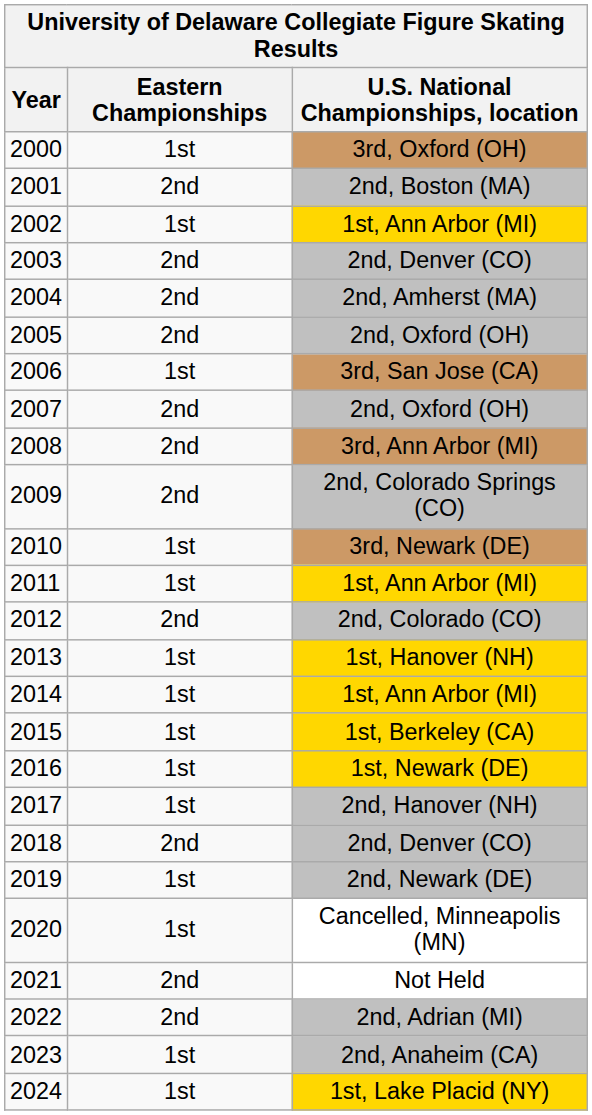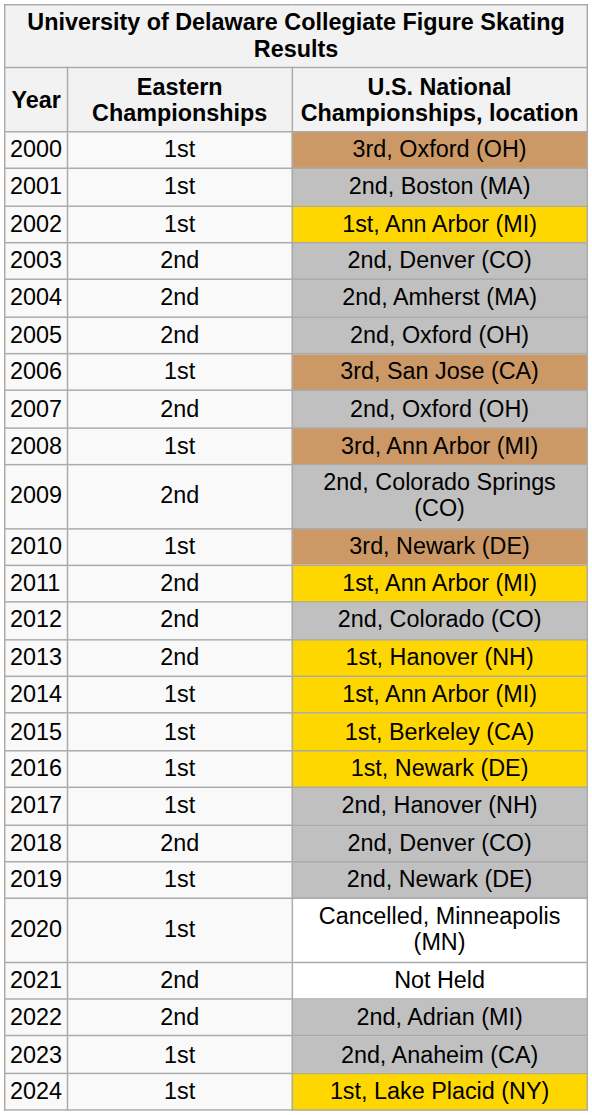(180, 186) 2nd -> (180, 186) 1st
(180, 446) 2nd -> (180, 446) 1st
(180, 583) 1st -> (180, 583) 2nd
(180, 657) 1st -> (180, 657) 2nd
